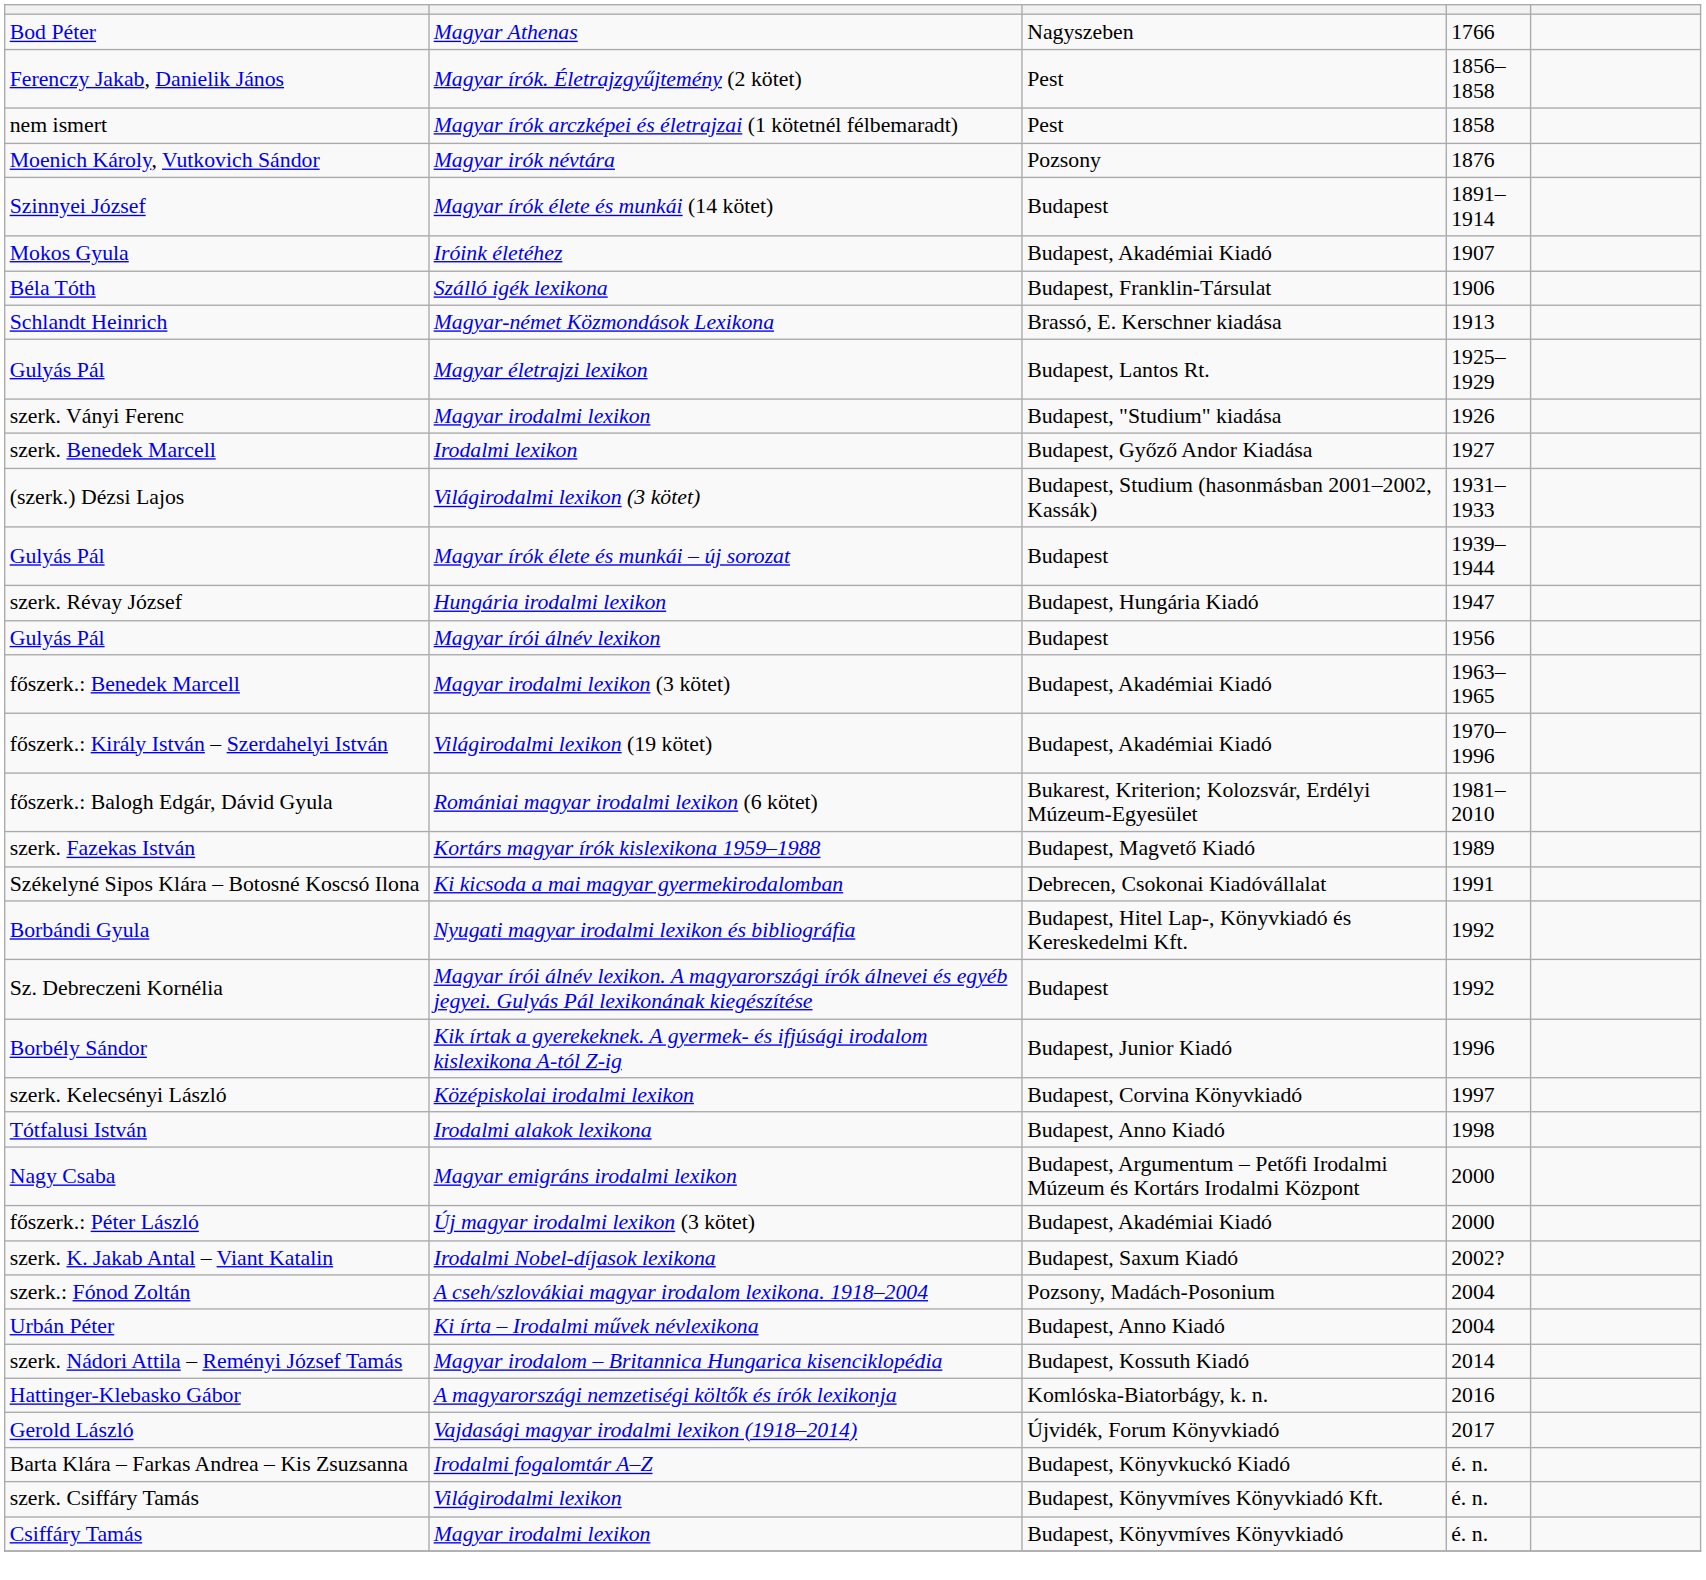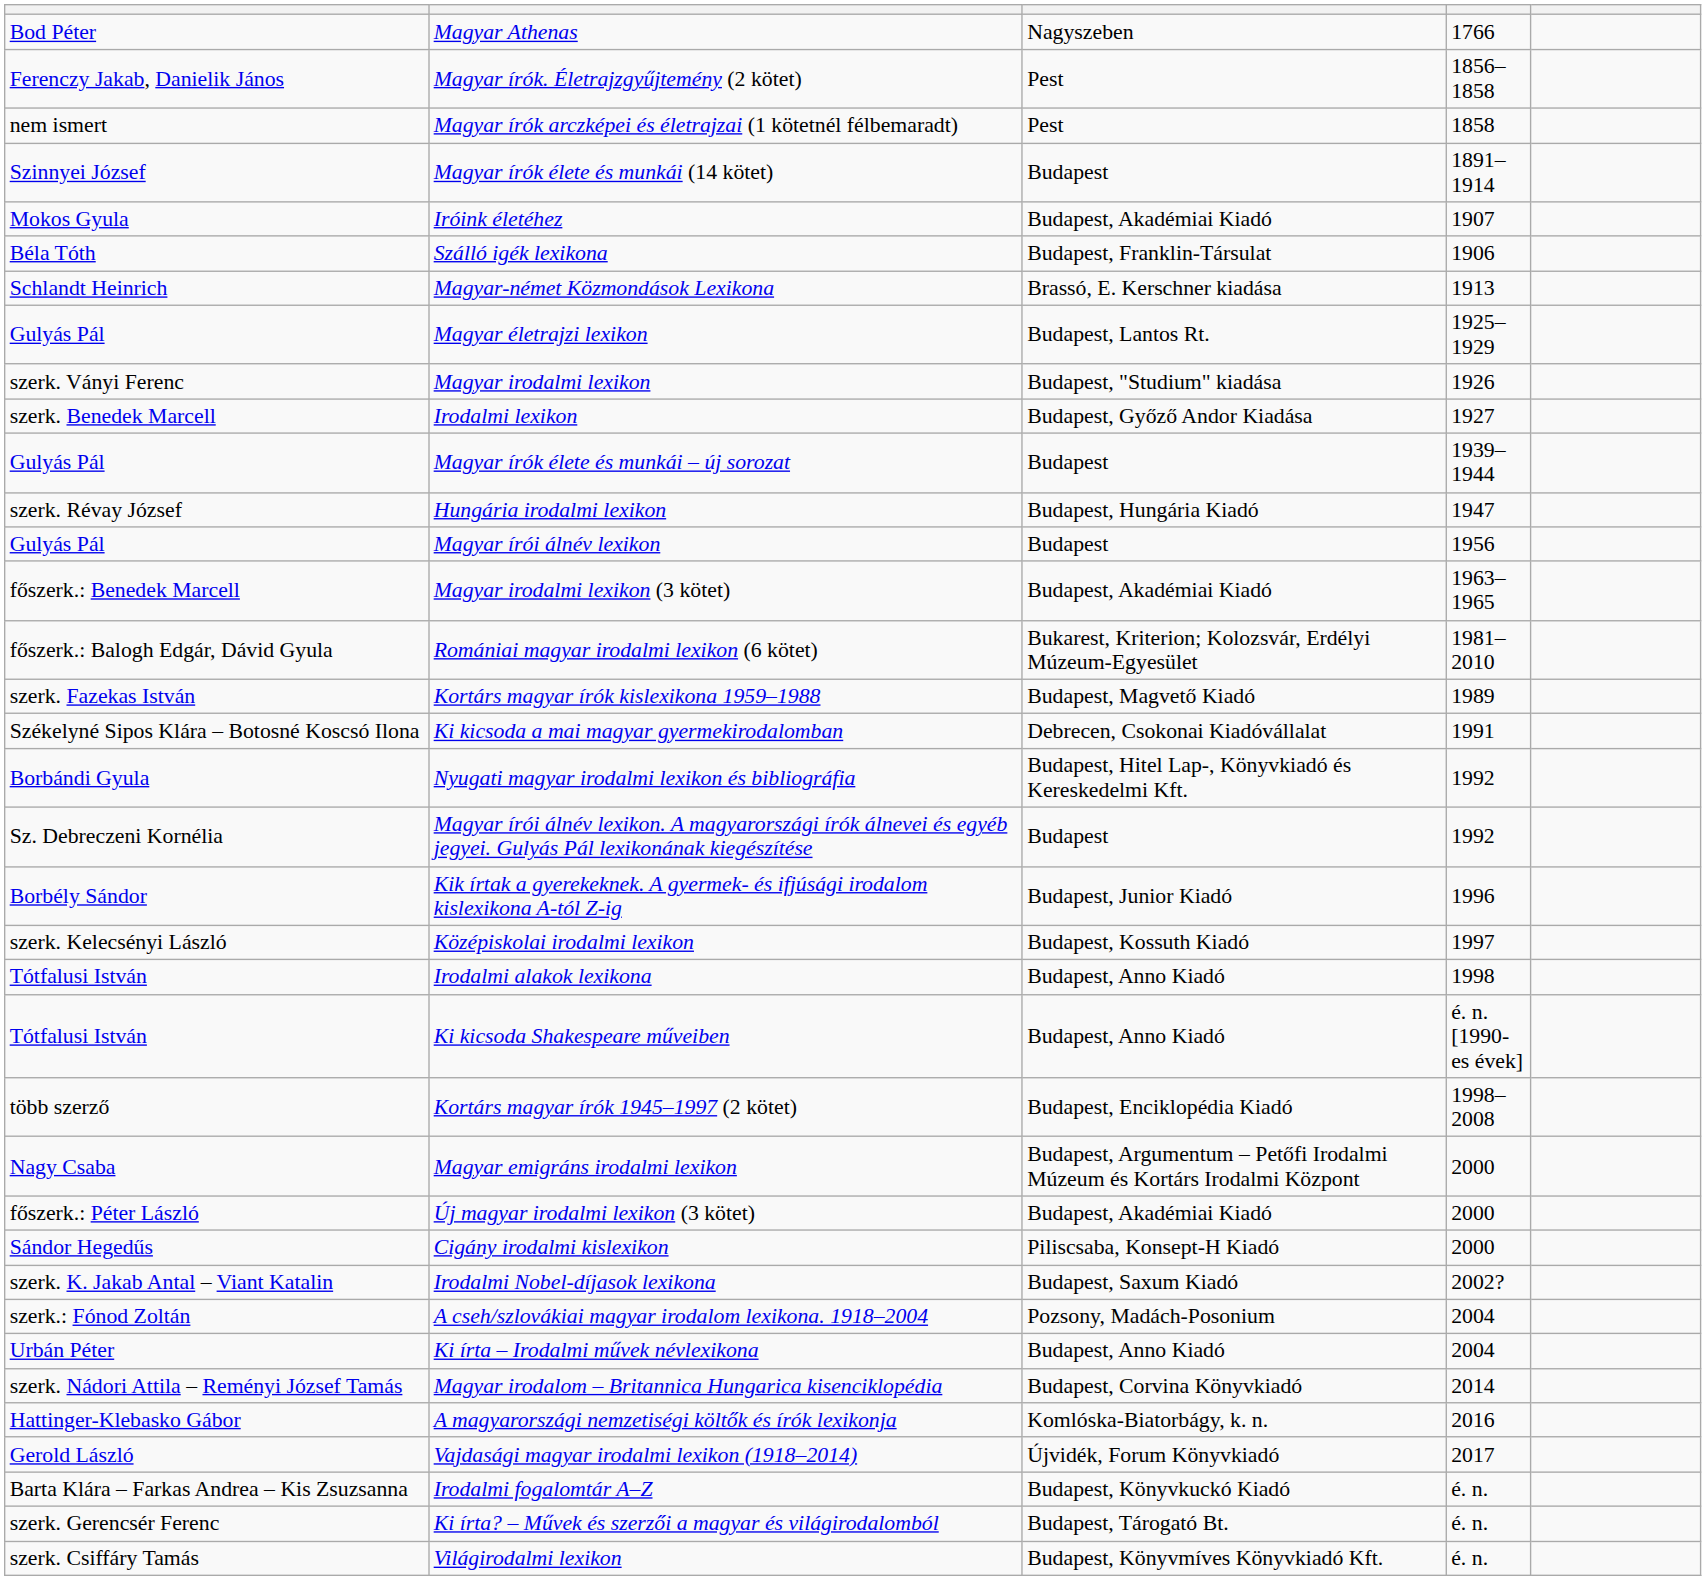- row: (165, 159)
- row: (97, 497)
- row: (199, 743)
(1165, 1094) Budapest, Corvina Könyvkiadó -> (1138, 942) Budapest, Kossuth Kiadó
+ row: (78, 1035)
+ row: (60, 1107)
+ row: (81, 1247)
(1138, 1360) Budapest, Kossuth Kiadó -> (1165, 1385) Budapest, Corvina Könyvkiadó
+ row: (115, 1523)
- row: (76, 1533)
